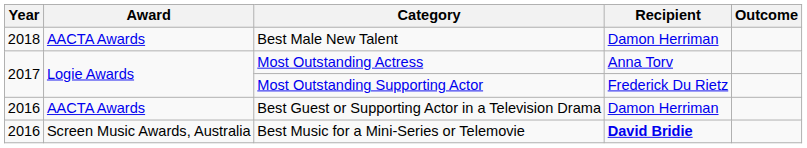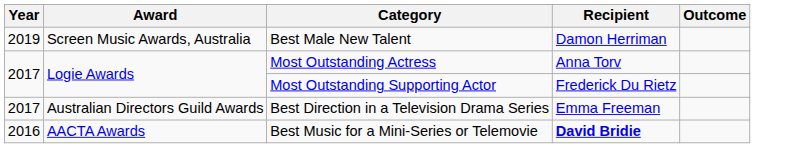(24, 39) 2018 -> (24, 39) 2019
(96, 39) AACTA Awards -> (149, 39) Screen Music Awards, Australia
+ row: (410, 108)
- row: (429, 108)
(149, 131) Screen Music Awards, Australia -> (96, 131) AACTA Awards
